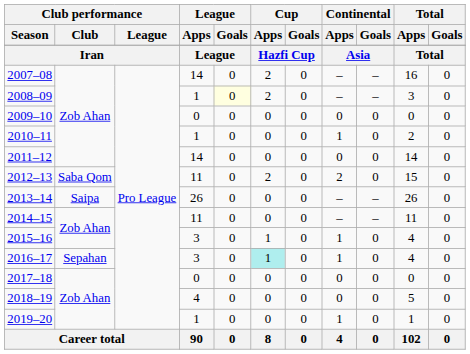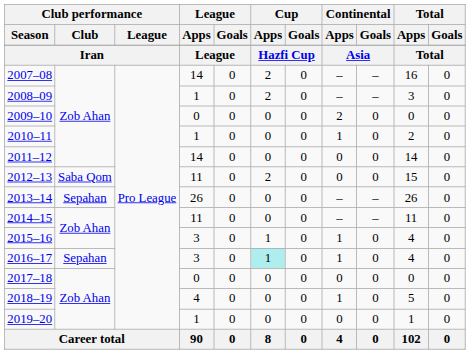(232, 95) lightyellow background -> (232, 95) no background
(340, 116) 0 -> (340, 116) 2
(340, 177) 2 -> (340, 177) 0
(85, 197) Saipa -> (85, 197) Sepahan
(340, 298) 0 -> (340, 298) 1
(340, 319) 1 -> (340, 319) 0
